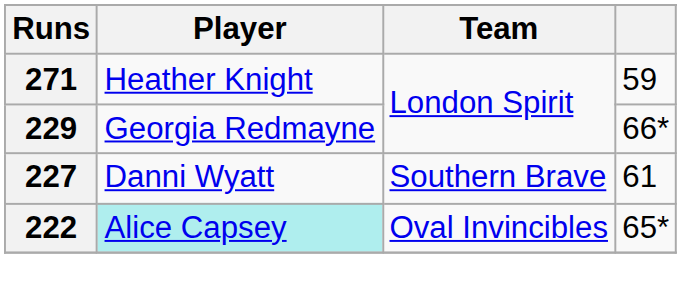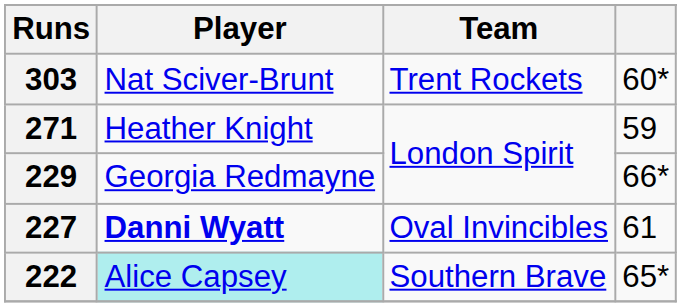+ row: (51, 78)
(189, 177) normal -> (194, 227) bold
(498, 177) Southern Brave -> (499, 227) Oval Invincibles
(499, 227) Oval Invincibles -> (498, 276) Southern Brave
